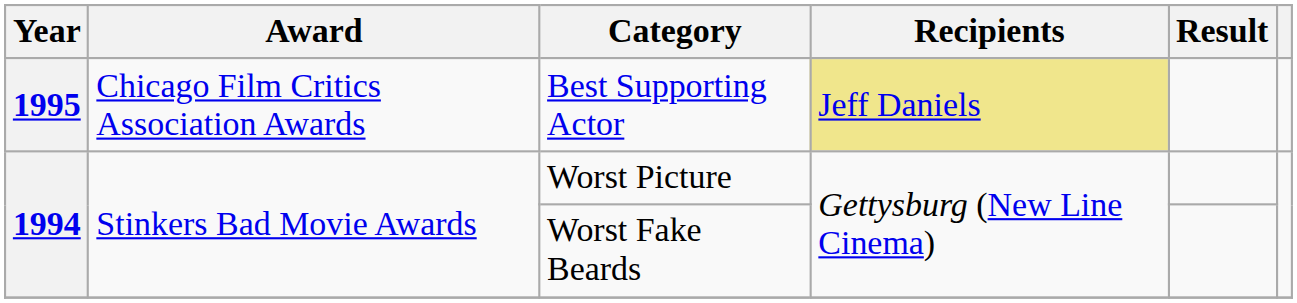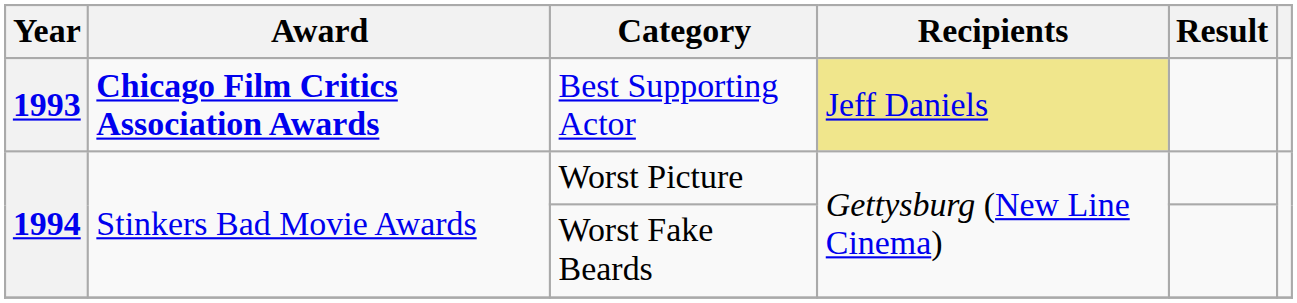(47, 104) 1995 -> (47, 104) 1993
(239, 104) normal -> (247, 104) bold
